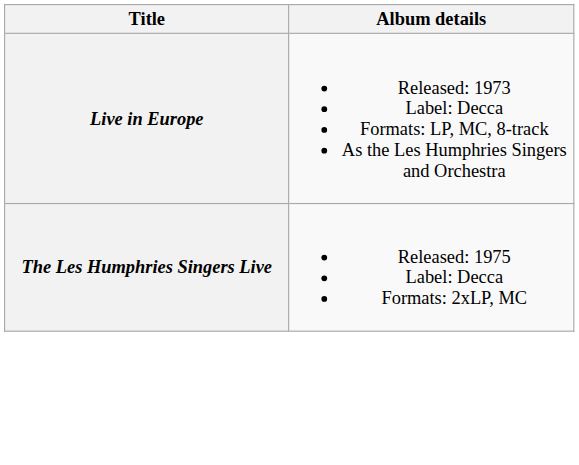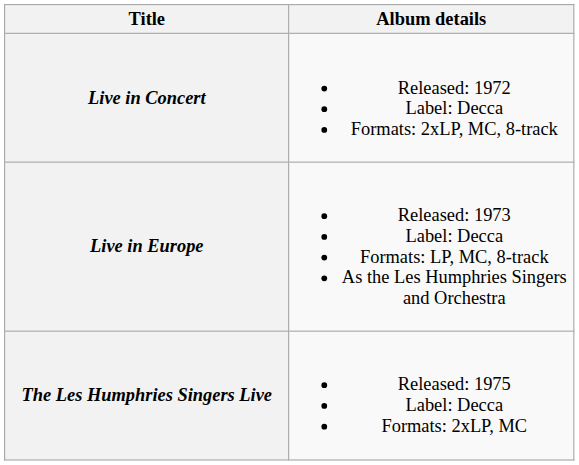+ row: (147, 97)
